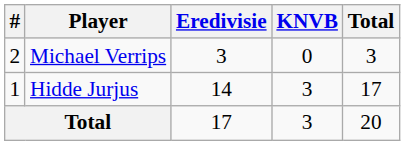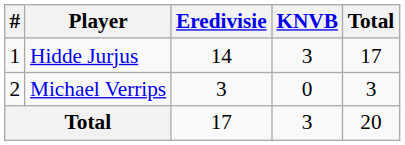rows swapped: (84, 88) <-> (98, 55)
